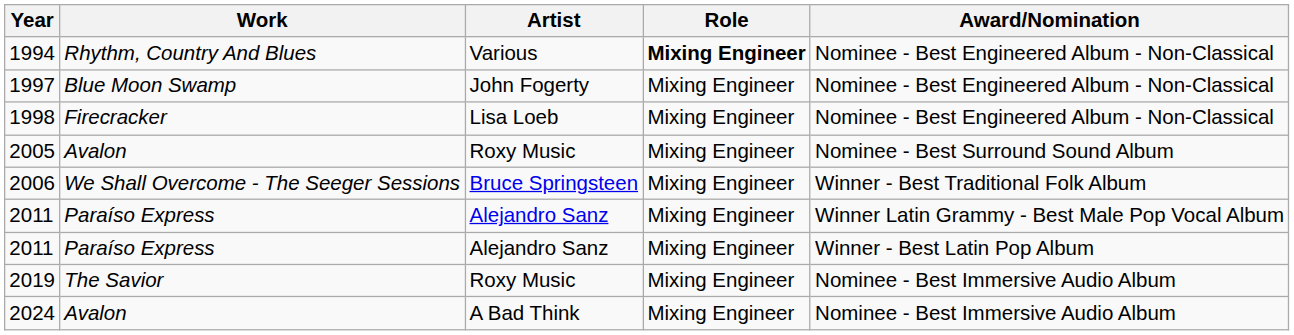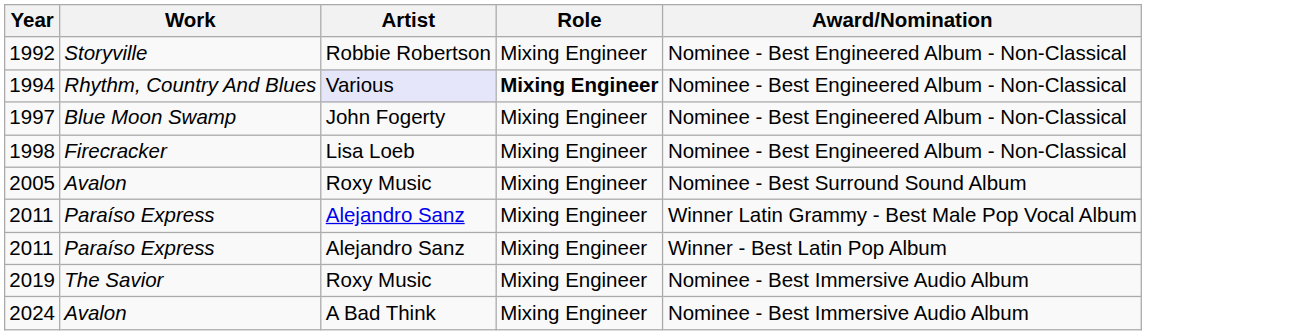+ row: (32, 53)
(503, 53) no background -> (360, 85) lavender background
- row: (32, 183)
